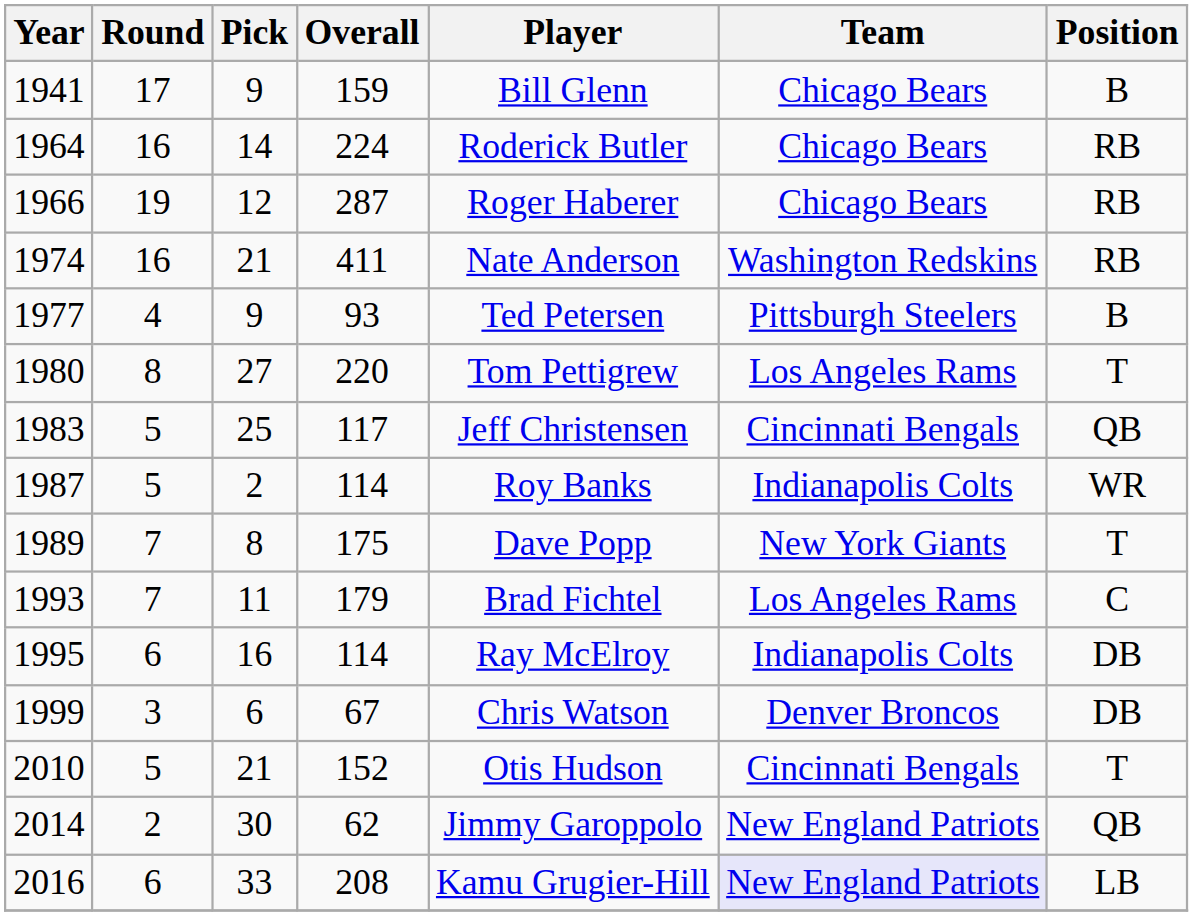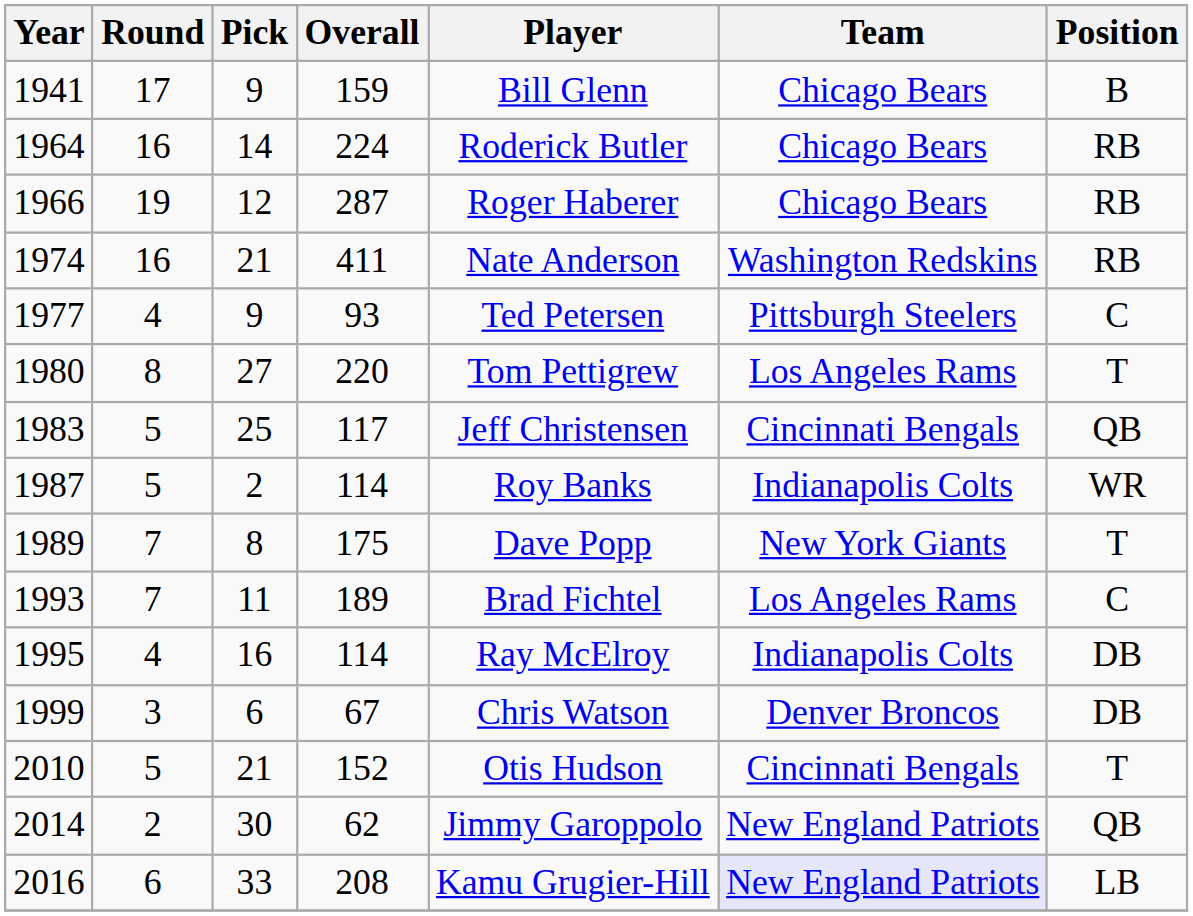(1117, 315) B -> (1117, 315) C
(362, 598) 179 -> (362, 598) 189
(153, 655) 6 -> (153, 655) 4
